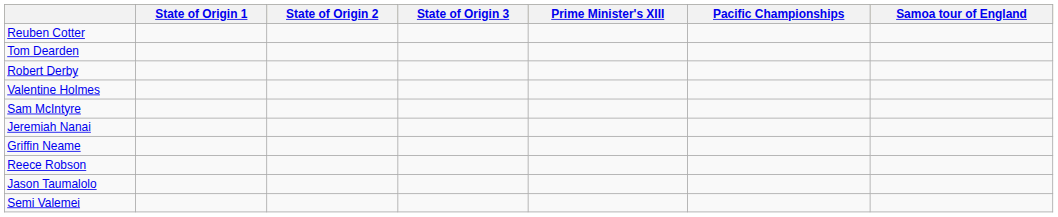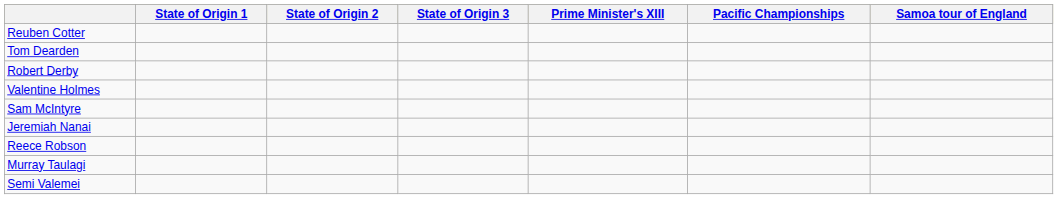- row: (44, 146)
+ row: (46, 165)
- row: (52, 184)
